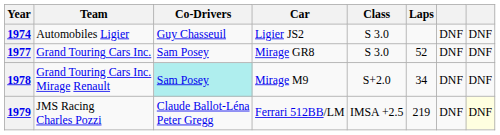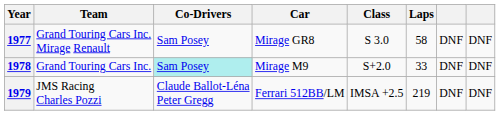- row: (19, 34)
(94, 53) Grand Touring Cars Inc. -> (94, 41) Grand Touring Cars Inc. Mirage Renault
(421, 53) 52 -> (421, 41) 58
(94, 80) Grand Touring Cars Inc. Mirage Renault -> (94, 67) Grand Touring Cars Inc.
(421, 80) 34 -> (421, 67) 33
(480, 113) lightyellow background -> (480, 93) no background
